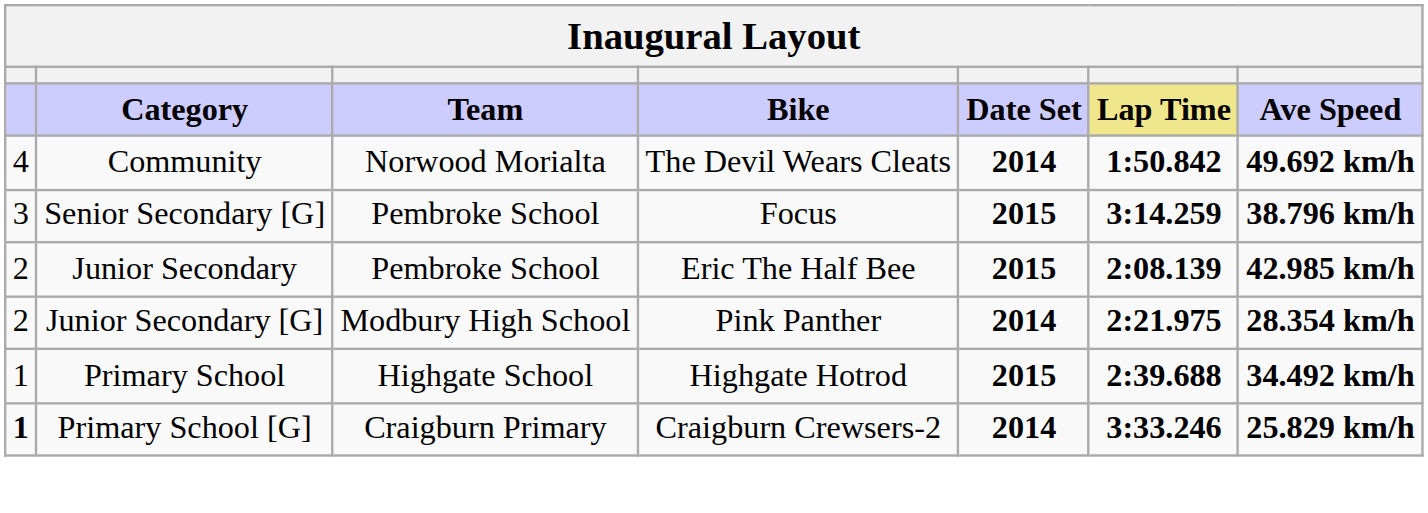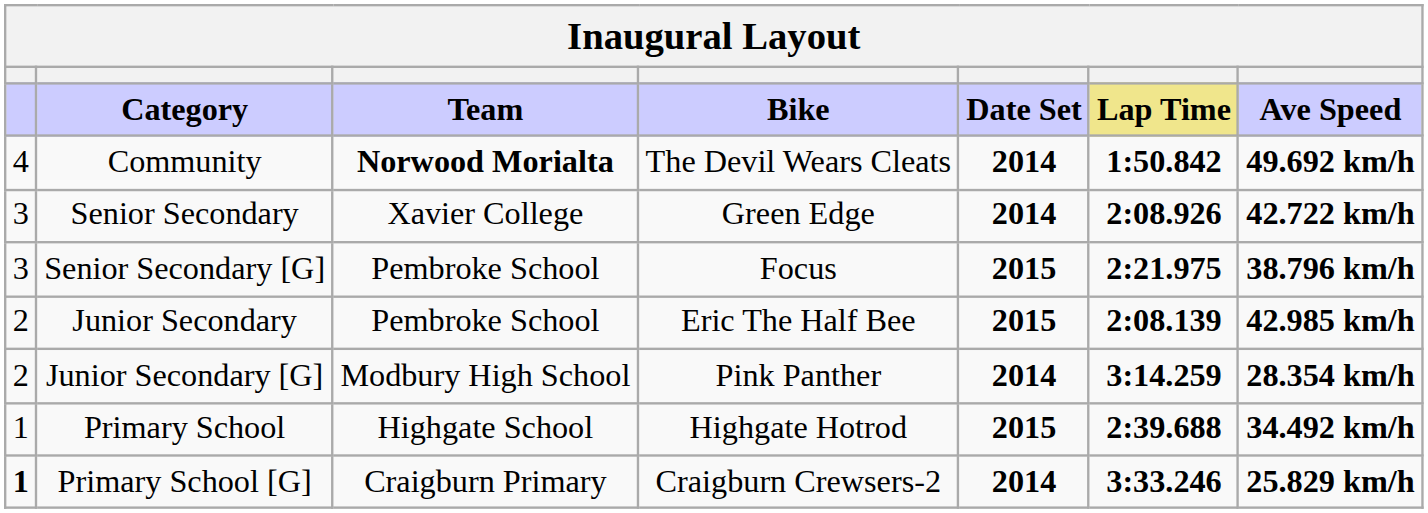(485, 161) normal -> (485, 161) bold
+ row: (185, 214)
(1164, 214) 3:14.259 -> (1164, 268) 2:21.975
(1164, 321) 2:21.975 -> (1164, 374) 3:14.259
